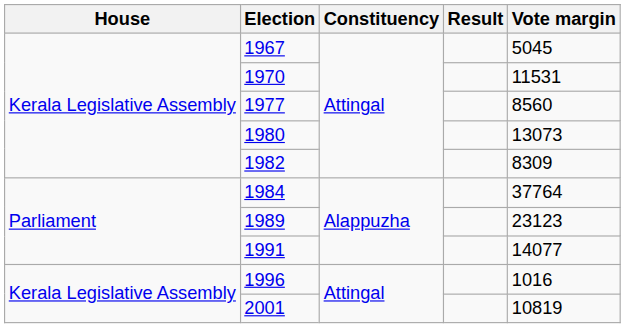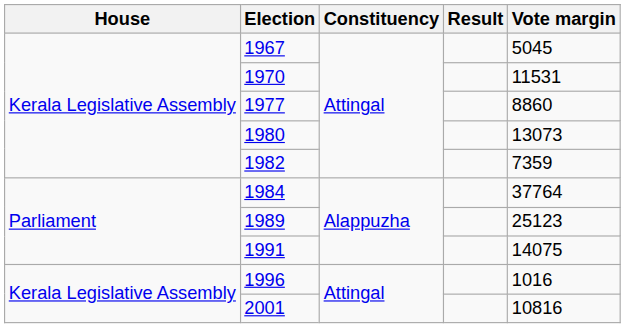(532, 105) 8560 -> (532, 105) 8860
(532, 163) 8309 -> (532, 163) 7359
(537, 221) 23123 -> (537, 221) 25123
(537, 250) 14077 -> (537, 250) 14075
(537, 308) 10819 -> (537, 308) 10816
